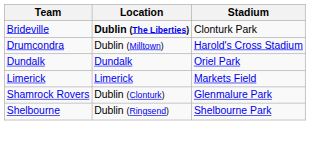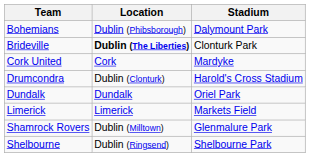+ row: (33, 29)
+ row: (34, 62)
(129, 45) Dublin (Milltown) -> (129, 78) Dublin (Clonturk)
(129, 95) Dublin (Clonturk) -> (129, 128) Dublin (Milltown)
